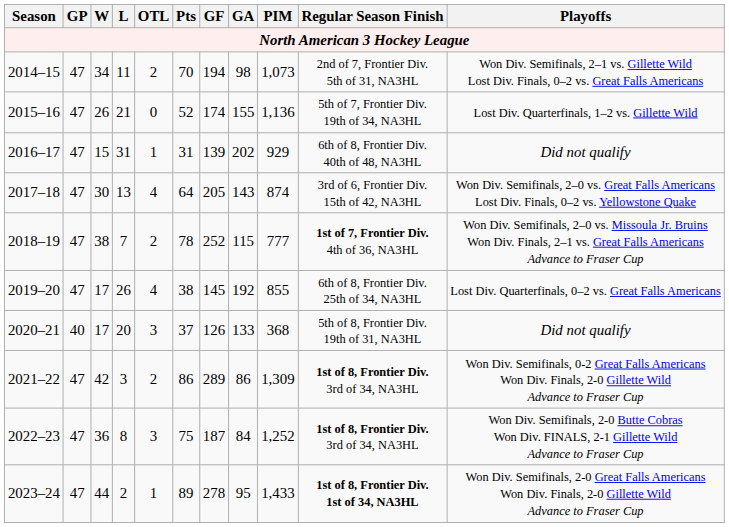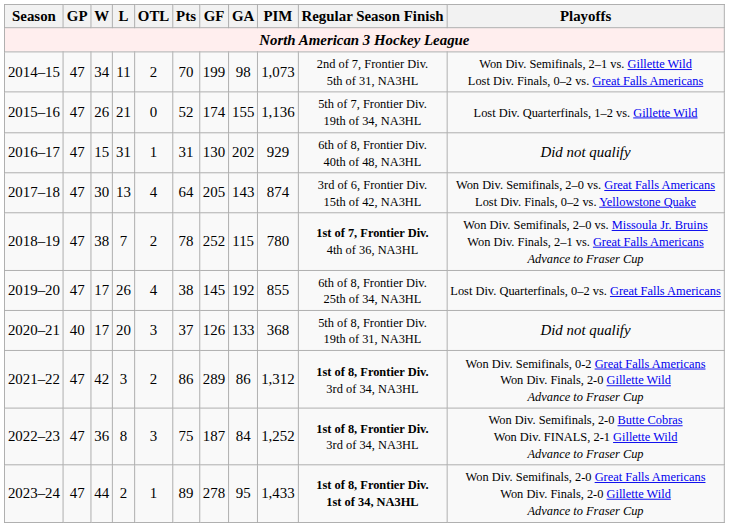(214, 71) 194 -> (214, 71) 199
(214, 152) 139 -> (214, 152) 130
(278, 241) 777 -> (278, 241) 780
(278, 379) 1,309 -> (278, 379) 1,312
